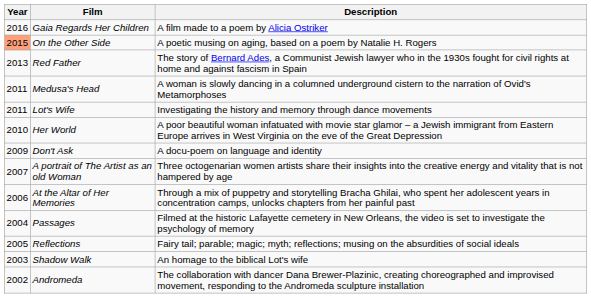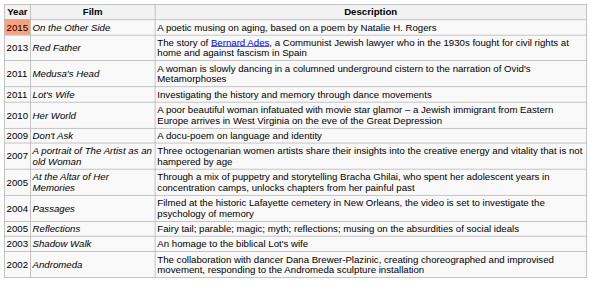- row: (91, 28)
(17, 198) 2006 -> (17, 183) 2005
